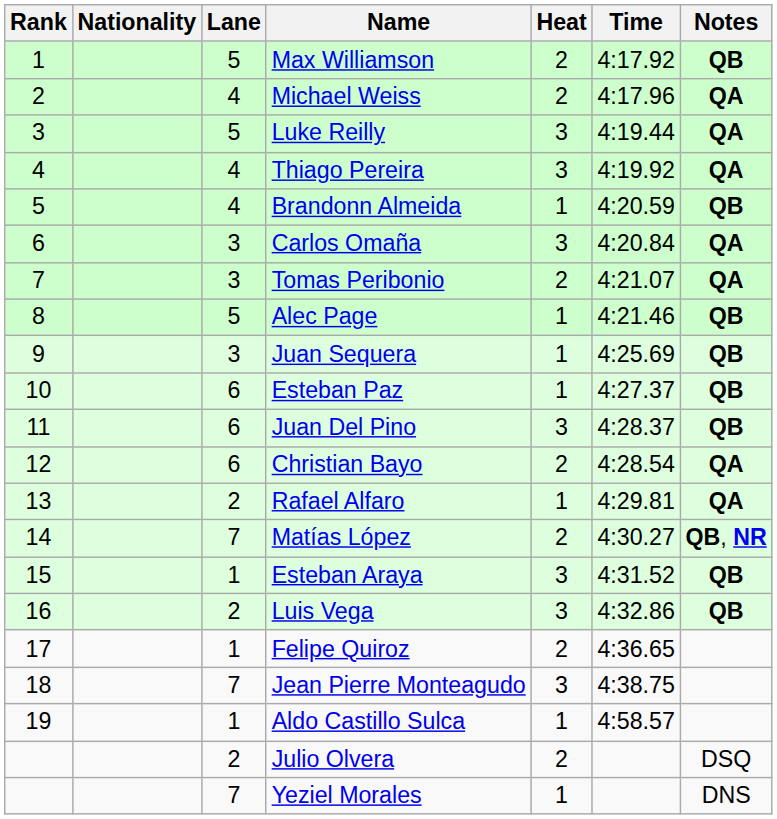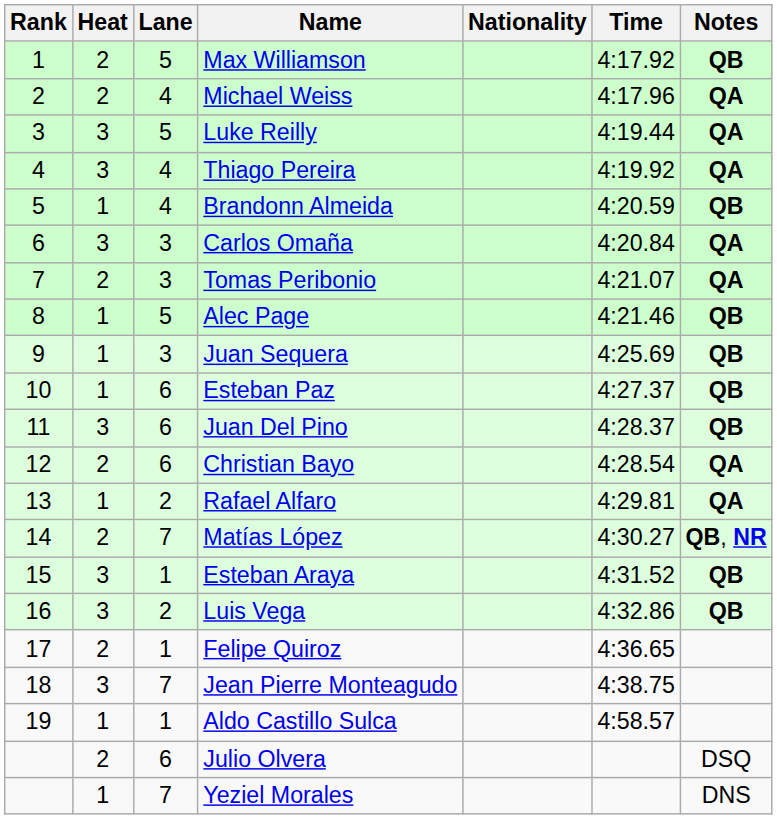columns swapped: (562, 22) <-> (137, 22)
(234, 758) 2 -> (166, 758) 6
